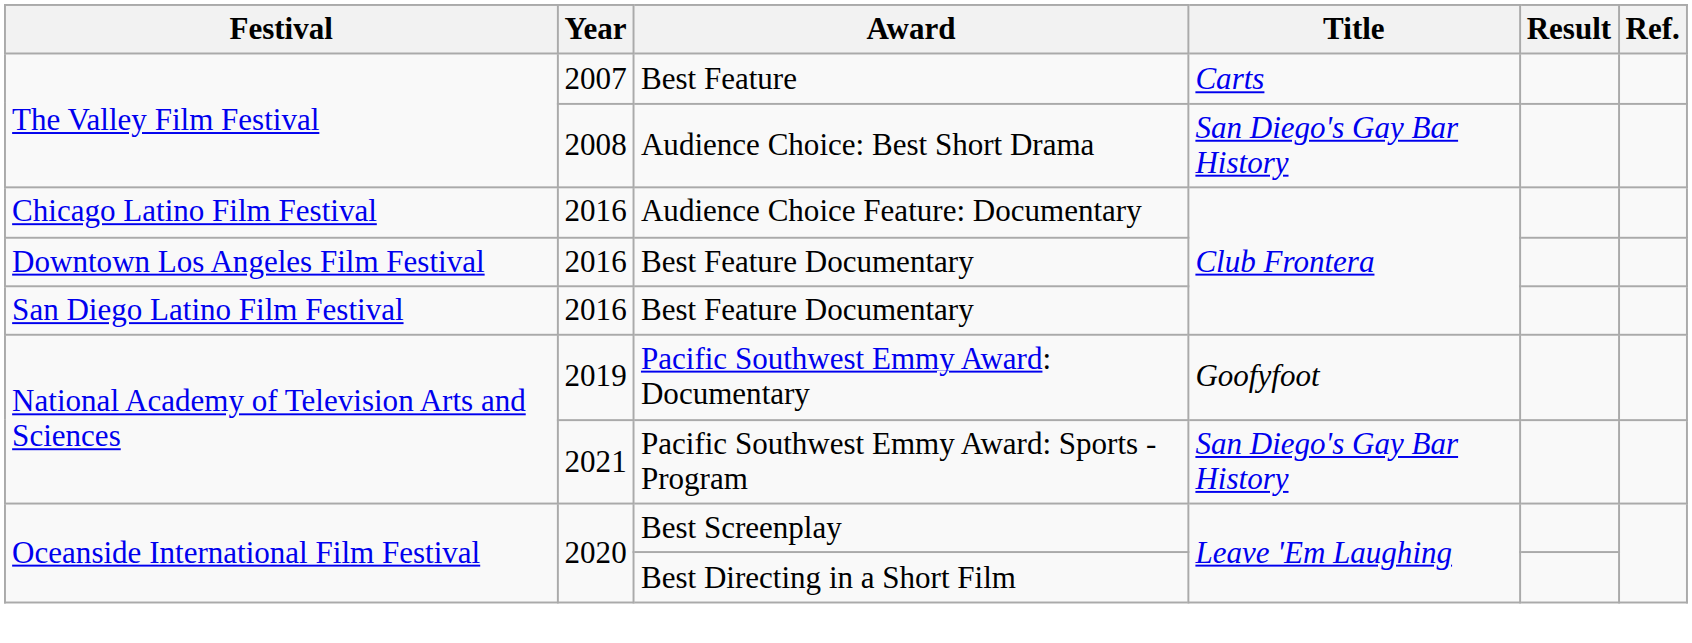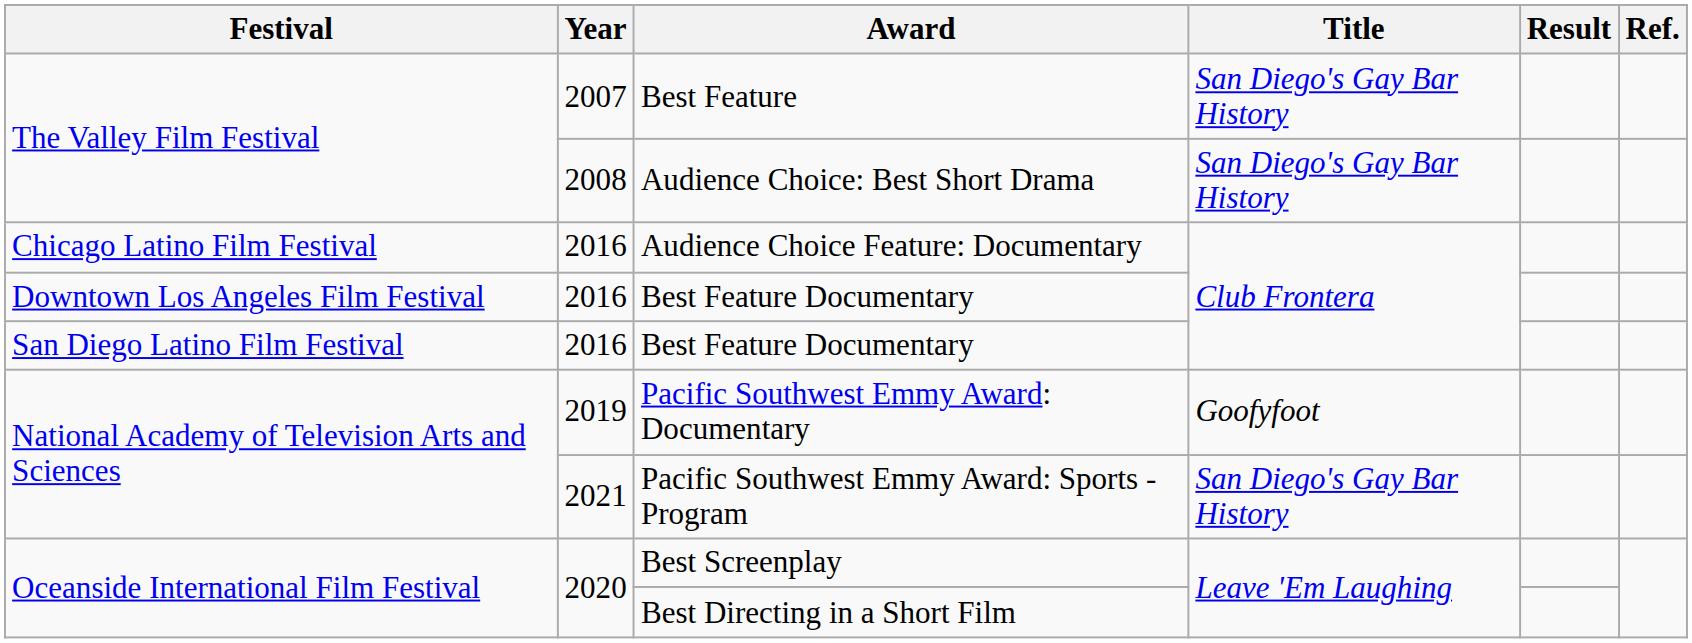(1230, 78) Carts -> (1327, 95) San Diego's Gay Bar History
